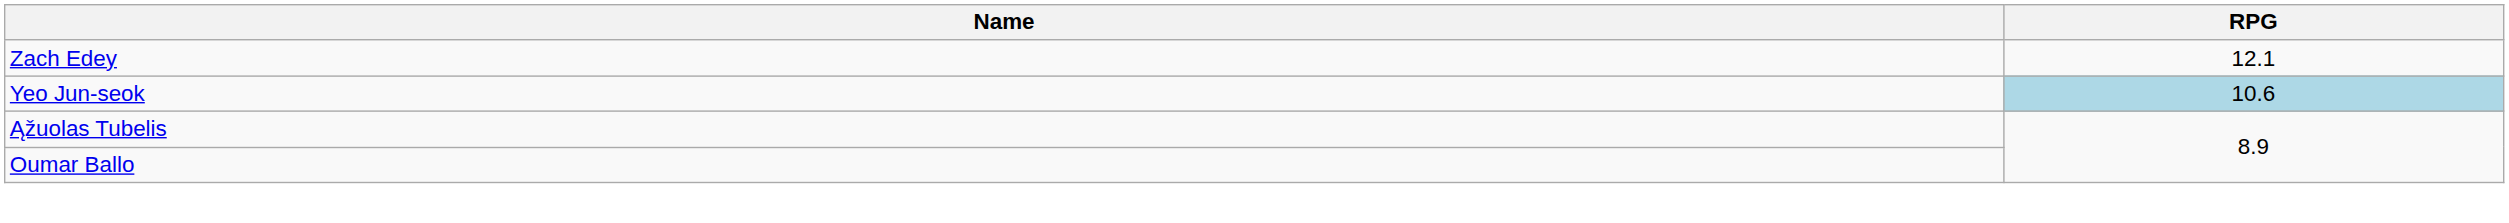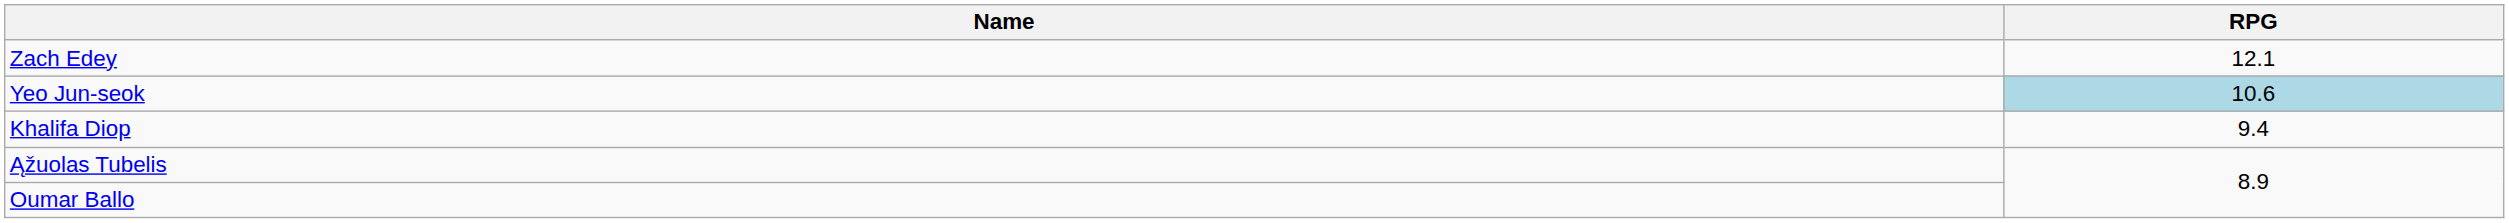+ row: (70, 128)
